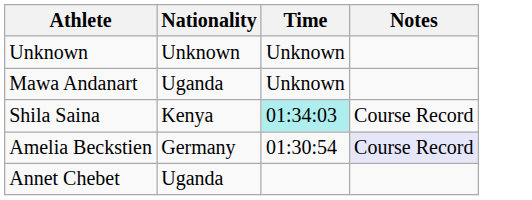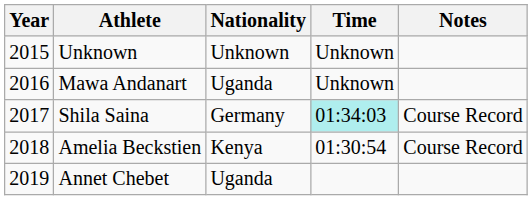+ column: (29, 20)
(187, 115) Kenya -> (248, 115) Germany
(198, 147) Germany -> (237, 147) Kenya
(414, 147) lavender background -> (463, 147) no background
